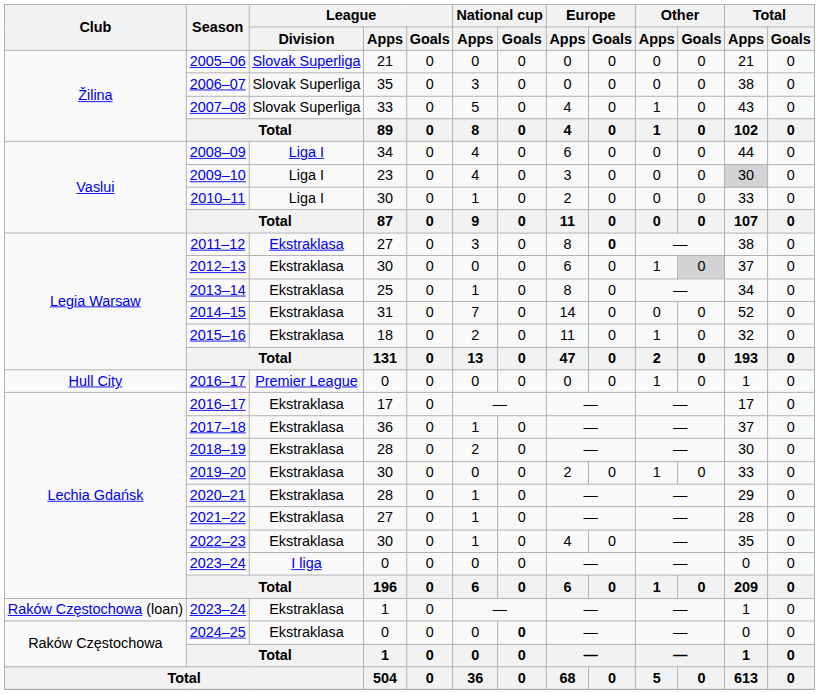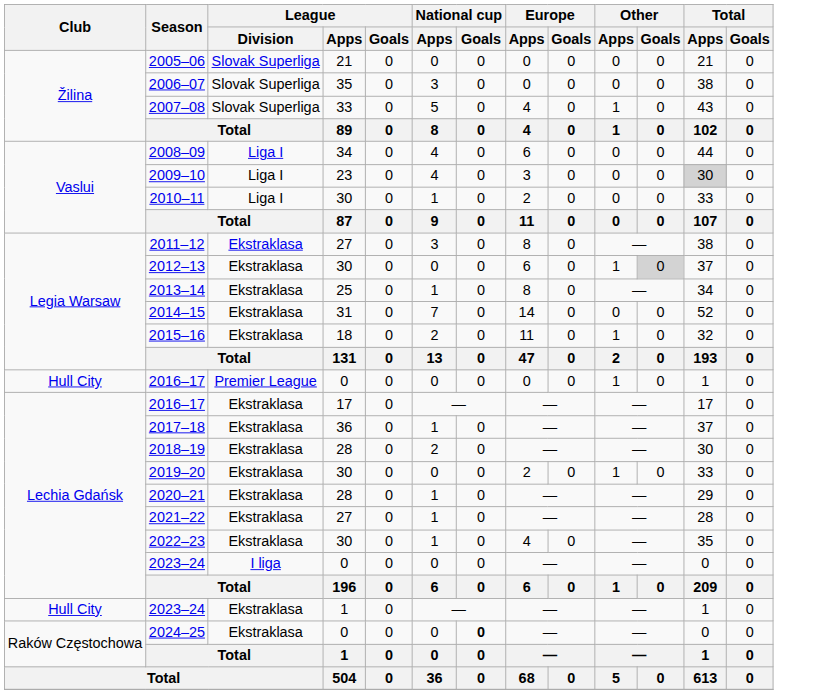(612, 244) bold -> (571, 244) normal
(95, 609) Raków Częstochowa (loan) -> (75, 609) Hull City
